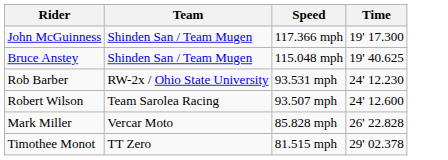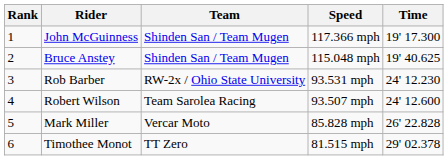+ column: (23, 15)
